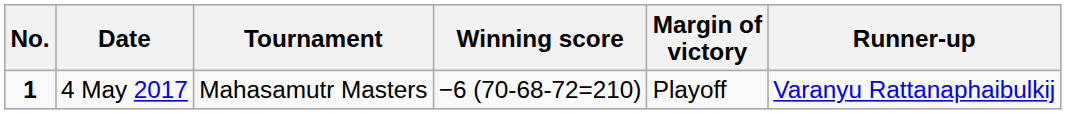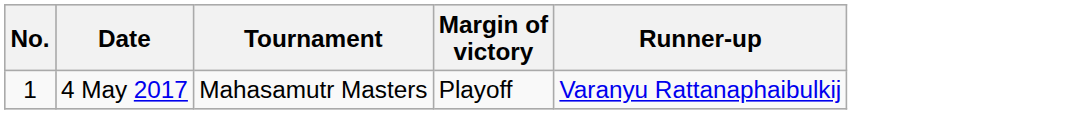- column: (540, 38)
(30, 90) bold -> (30, 90) normal
